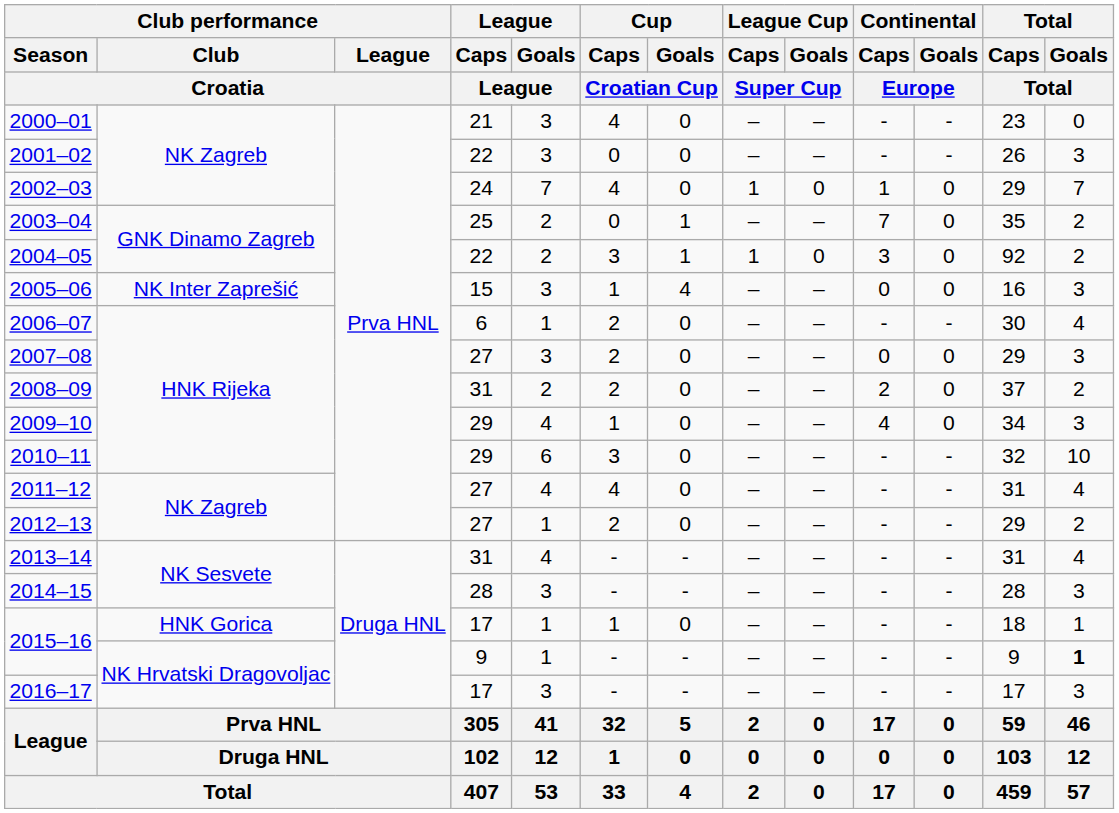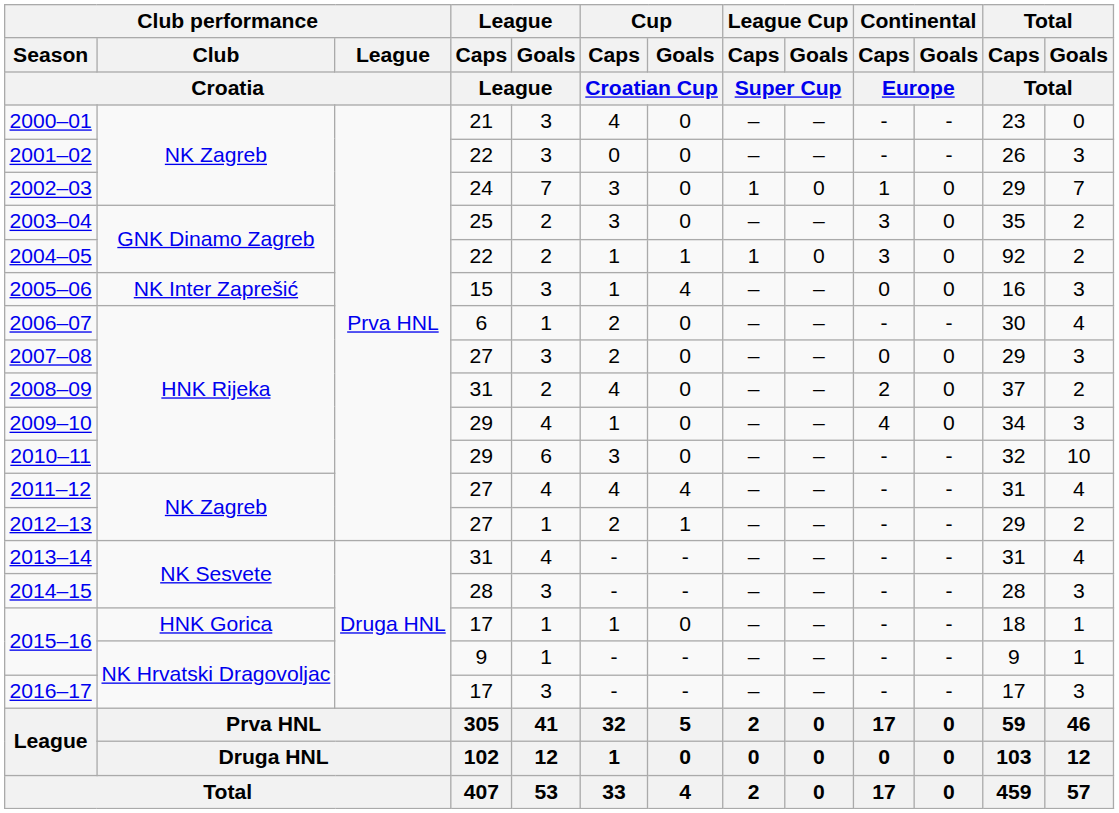(614, 188) 4 -> (614, 188) 3
(614, 222) 0 -> (614, 222) 3
(685, 222) 1 -> (685, 222) 0
(884, 222) 7 -> (884, 222) 3
(614, 255) 3 -> (614, 255) 1
(614, 389) 2 -> (614, 389) 4
(685, 490) 0 -> (685, 490) 4
(685, 523) 0 -> (685, 523) 1
(1079, 657) bold -> (1079, 657) normal
